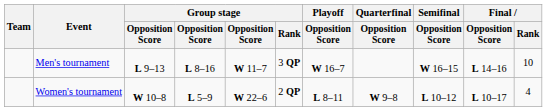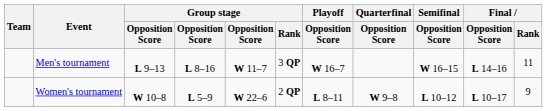(528, 63) 10 -> (528, 63) 11
(528, 92) 4 -> (528, 92) 9
